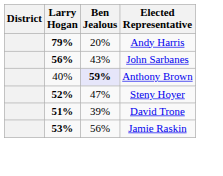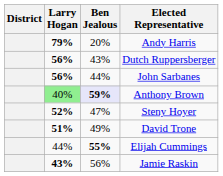+ row: (169, 59)
(100, 59) 43% -> (100, 77) 44%
(62, 77) no background -> (62, 94) lightgreen background
(100, 111) 39% -> (100, 128) 49%
+ row: (169, 146)
(62, 128) 53% -> (62, 163) 43%
